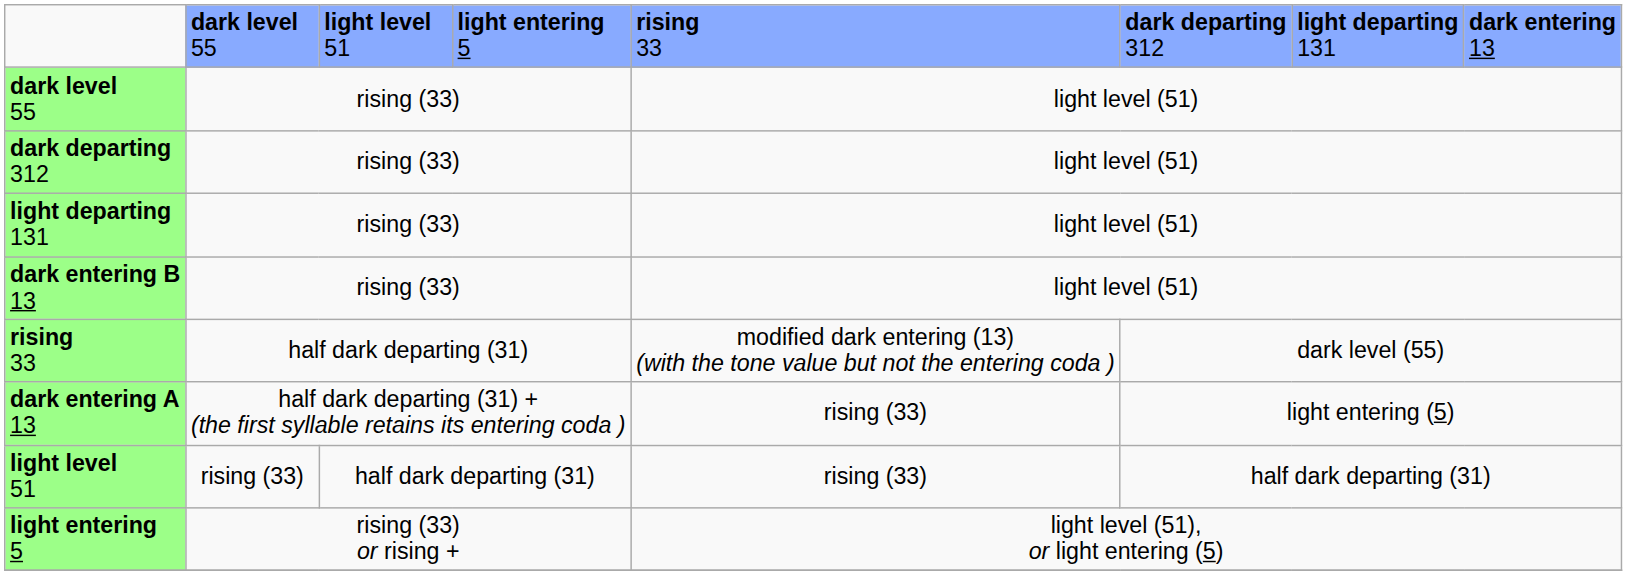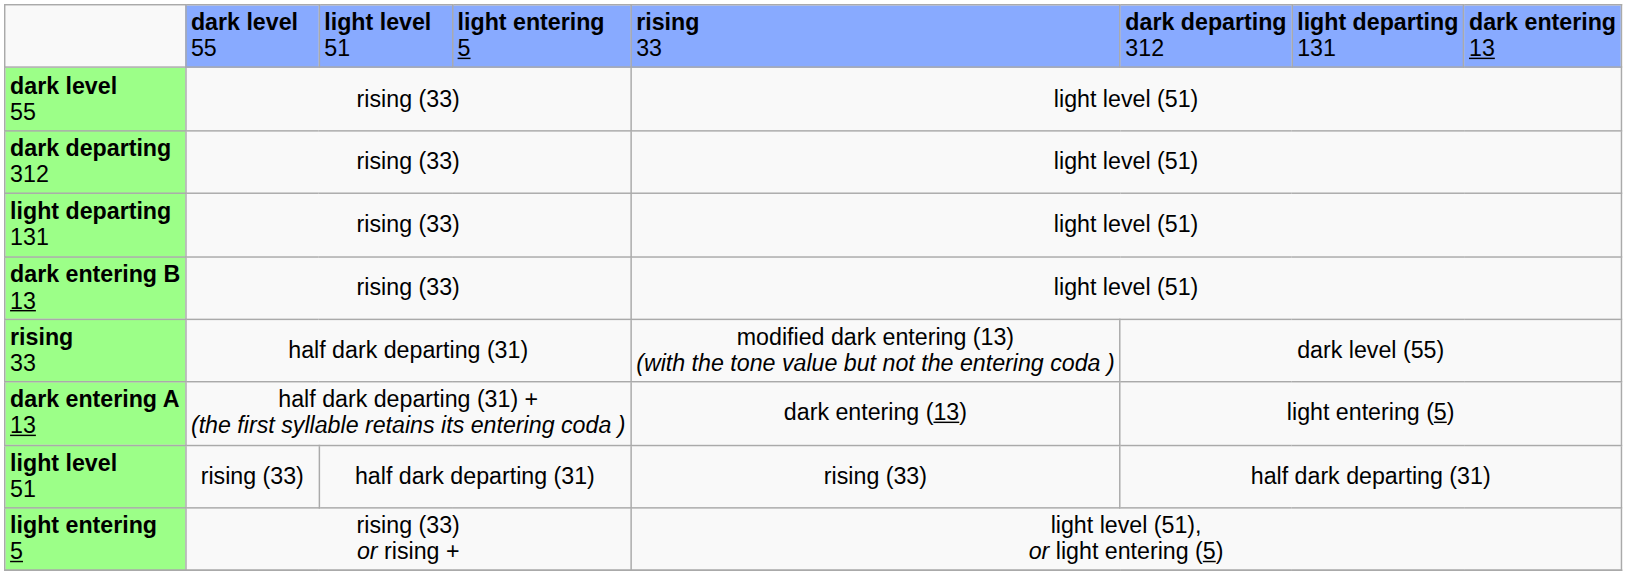(875, 413) rising (33) -> (875, 413) dark entering (13)
